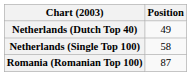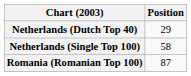(166, 29) 49 -> (166, 29) 29
